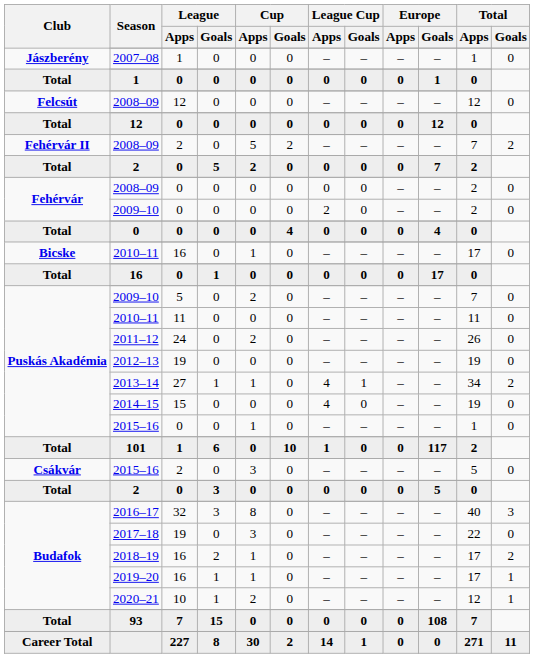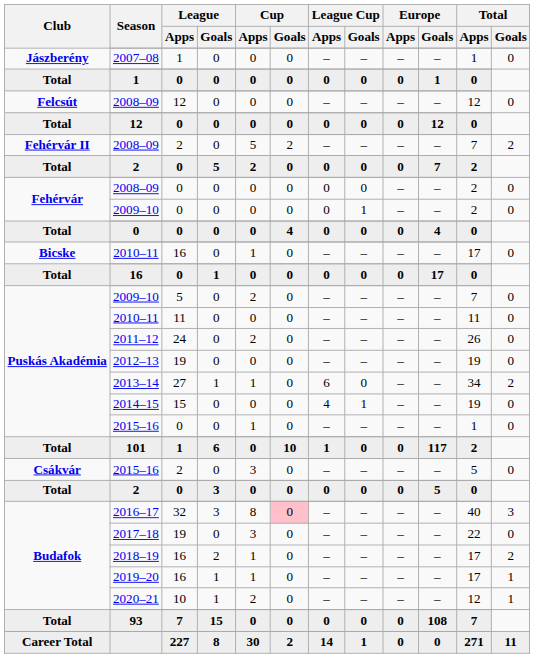(327, 210) 2 -> (327, 210) 0
(364, 210) 0 -> (364, 210) 1
(327, 383) 4 -> (327, 383) 6
(364, 383) 1 -> (364, 383) 0
(364, 404) 0 -> (364, 404) 1
(290, 512) no background -> (290, 512) pink background
